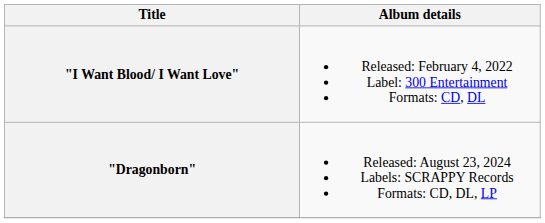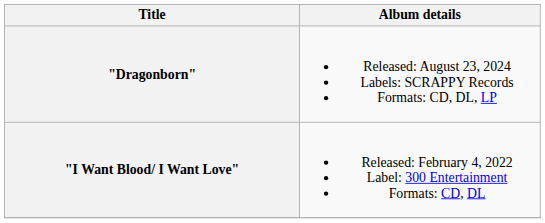rows swapped: (152, 74) <-> (152, 169)
